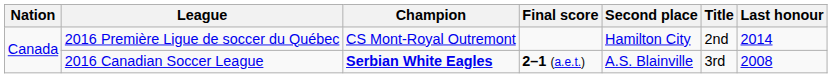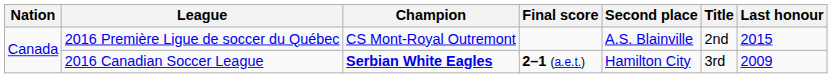(648, 38) Hamilton City -> (649, 38) A.S. Blainville
(757, 38) 2014 -> (757, 38) 2015
(649, 61) A.S. Blainville -> (648, 61) Hamilton City
(757, 61) 2008 -> (757, 61) 2009
